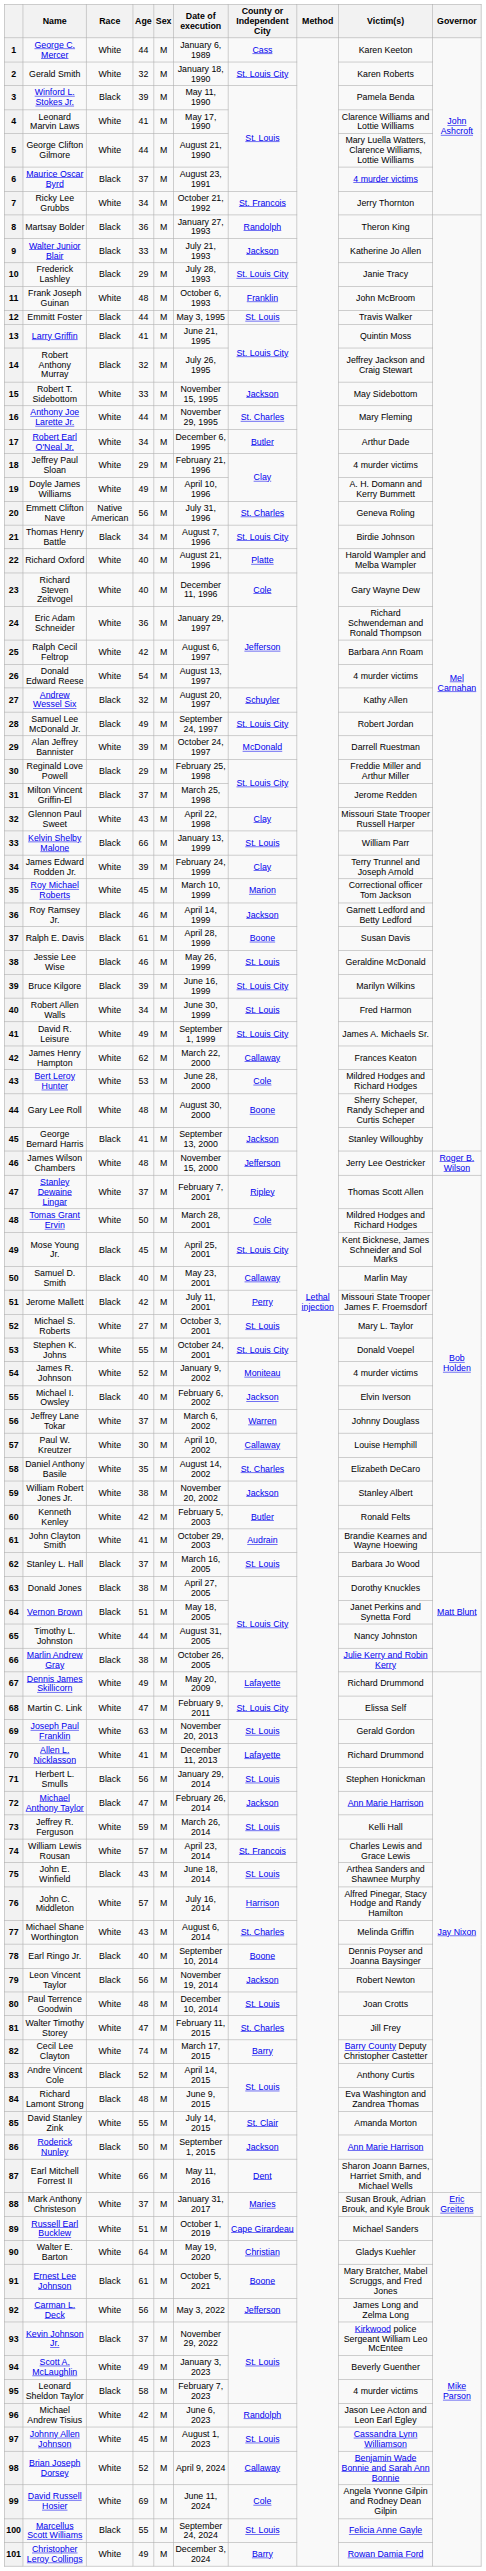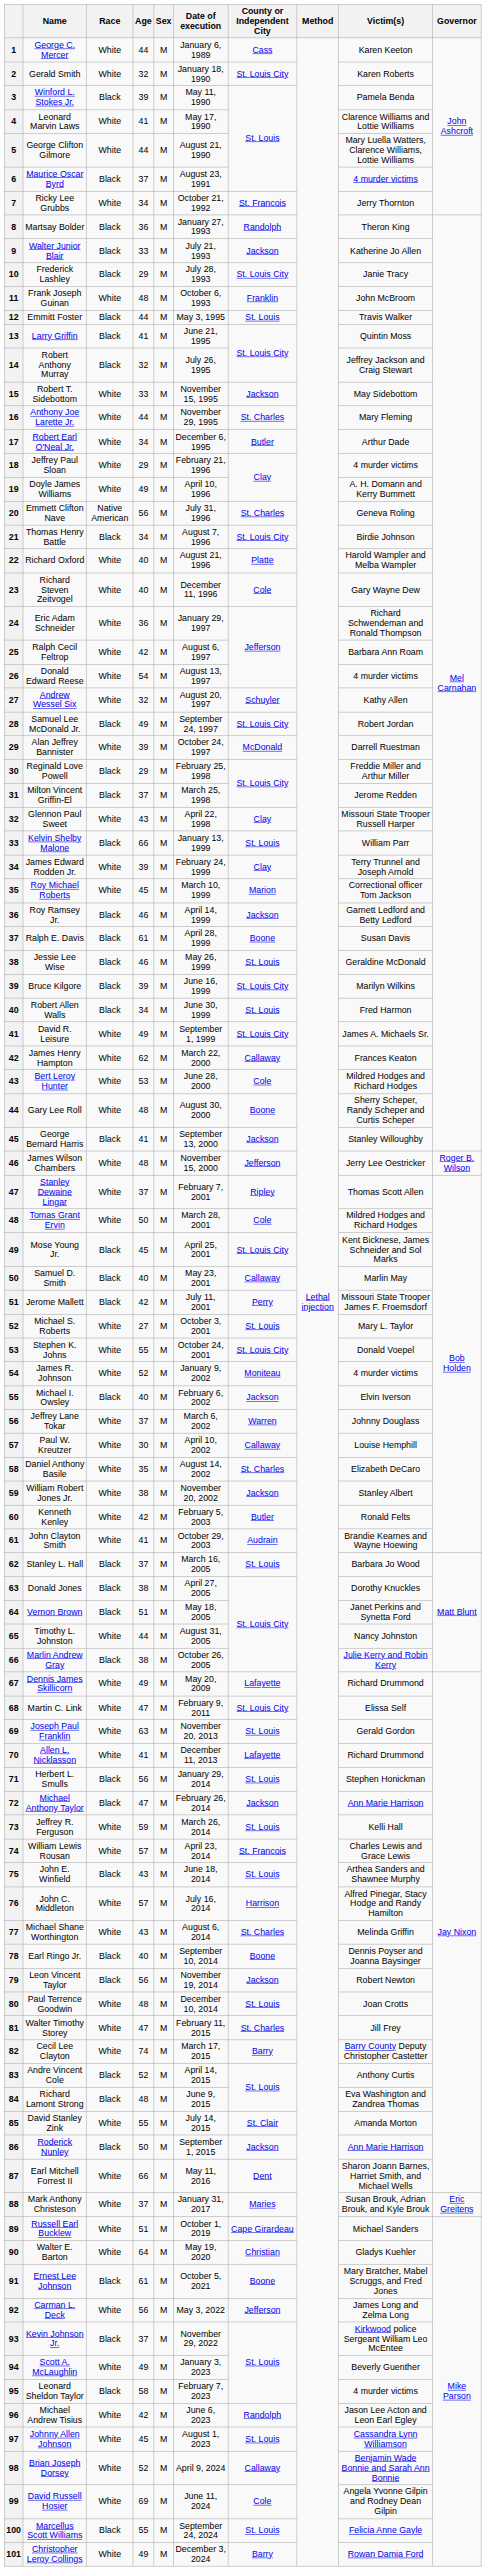(110, 700) Black -> (110, 700) White
(110, 1010) White -> (110, 1010) Black
